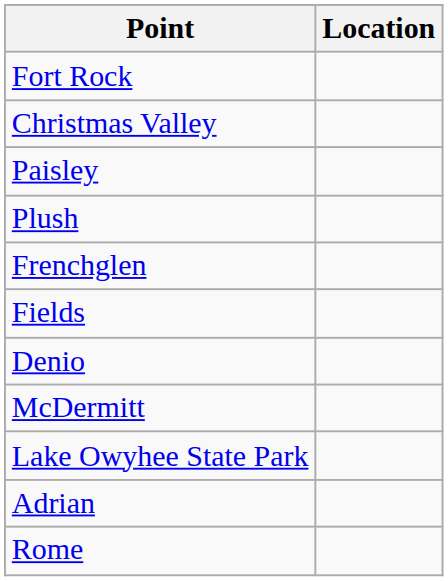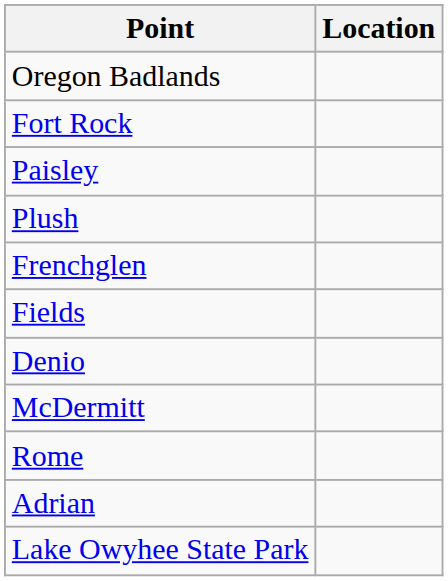+ row: (116, 75)
- row: (114, 123)
rows swapped: (48, 550) <-> (160, 455)
